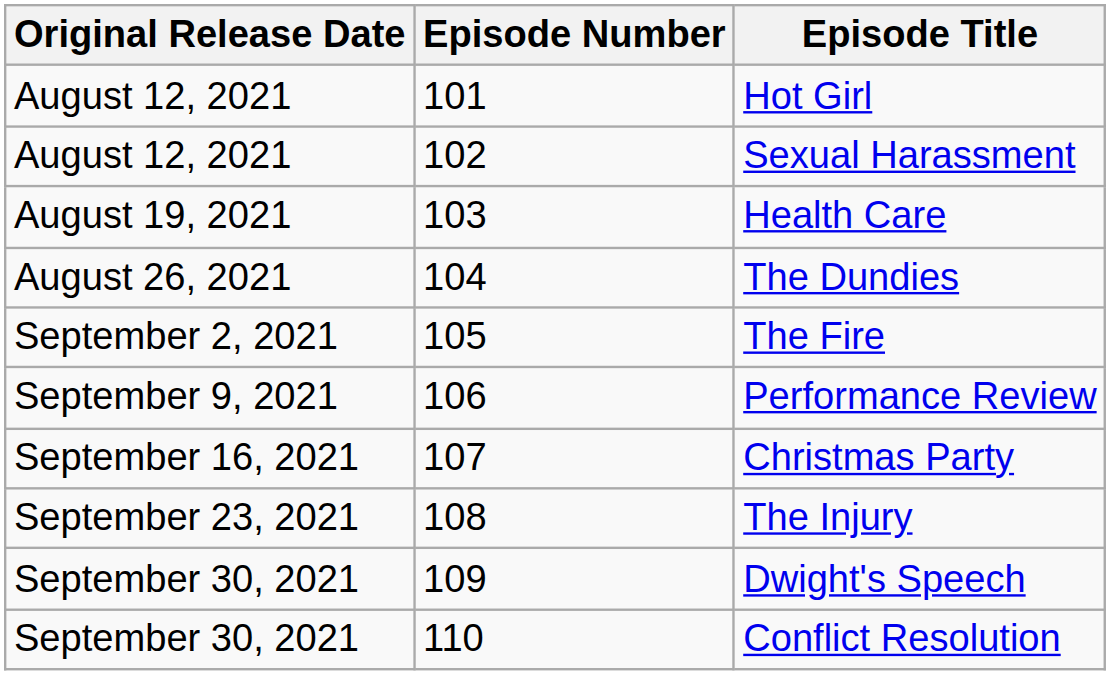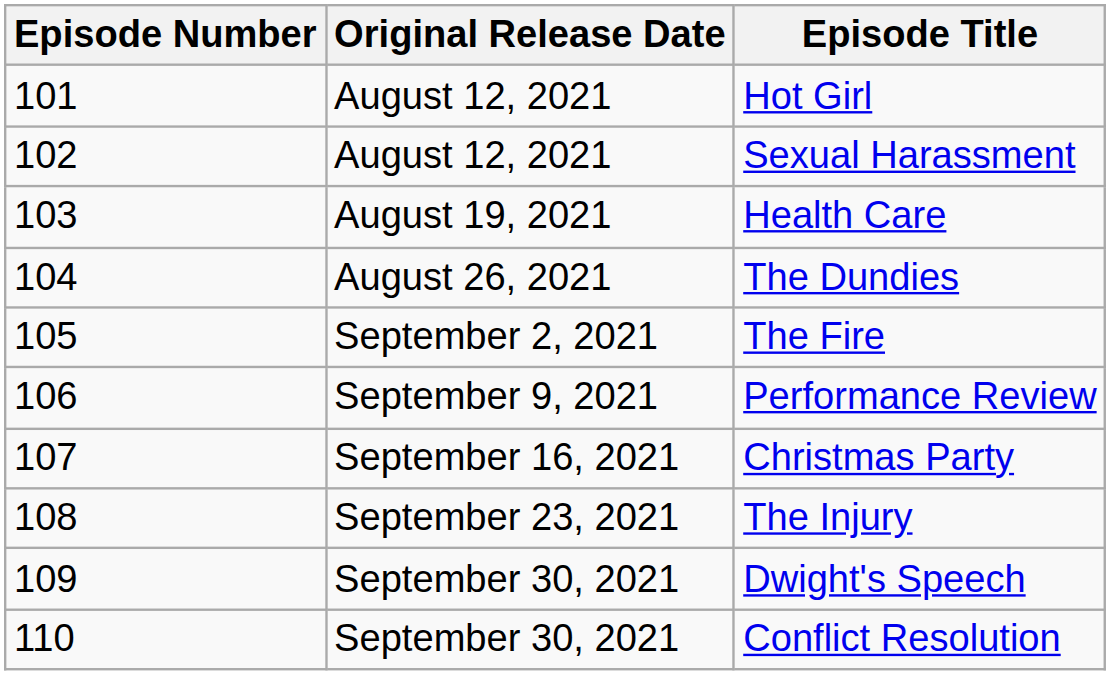columns swapped: (574, 34) <-> (210, 34)
